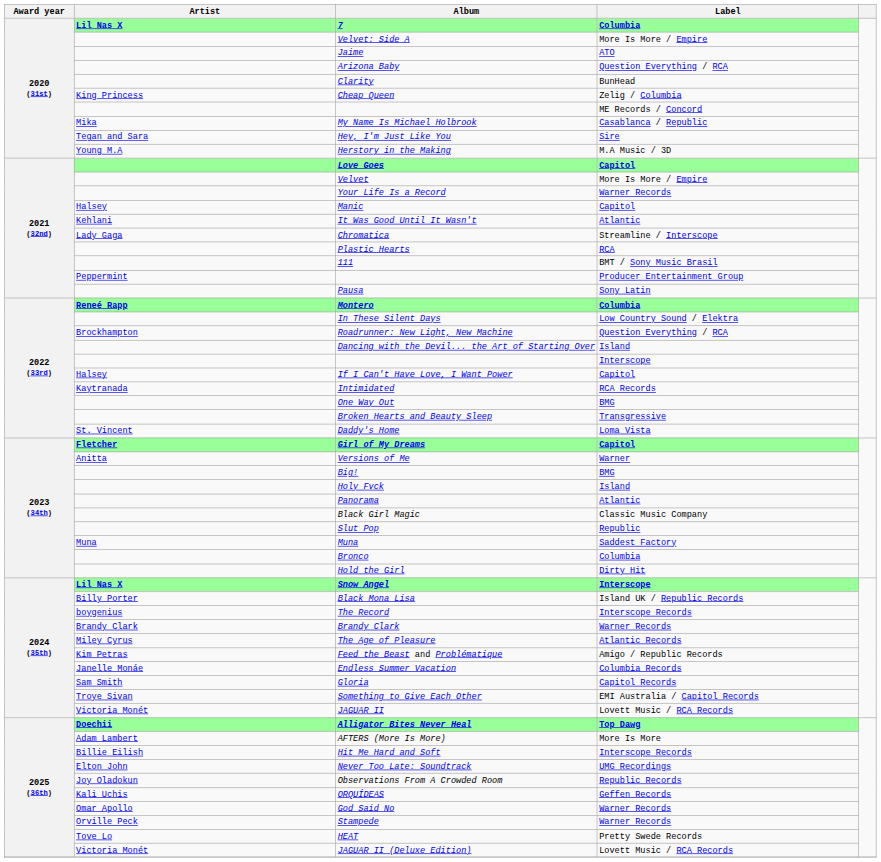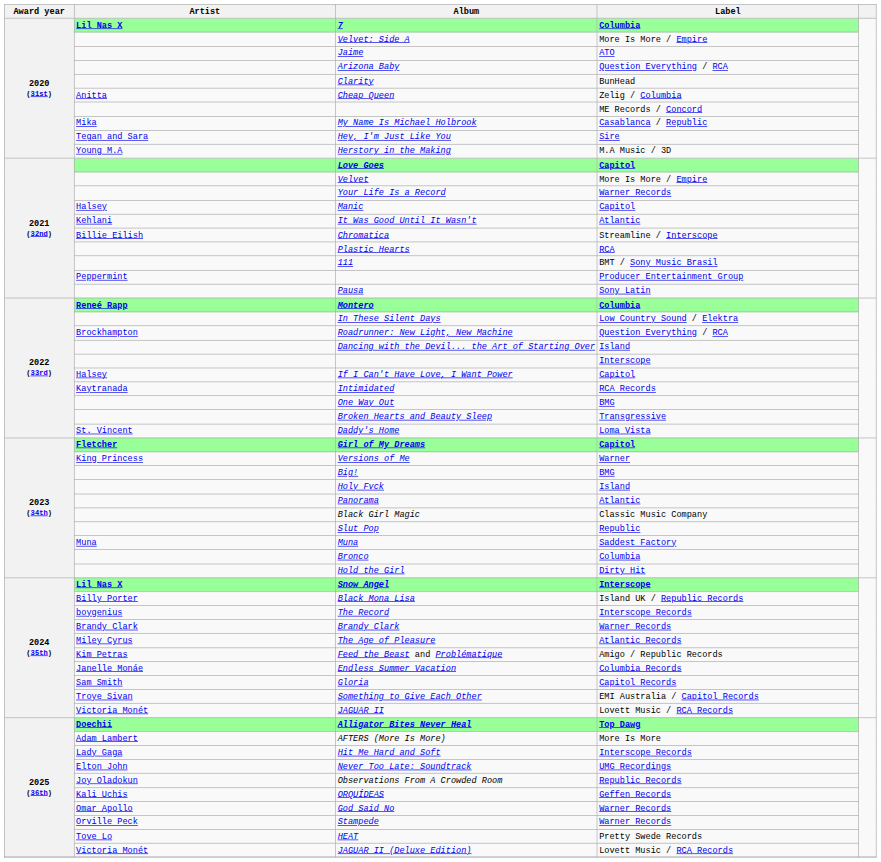(110, 95) King Princess -> (92, 95) Anitta
(99, 235) Lady Gaga -> (110, 235) Billie Eilish
(92, 459) Anitta -> (110, 459) King Princess
(110, 752) Billie Eilish -> (99, 752) Lady Gaga
